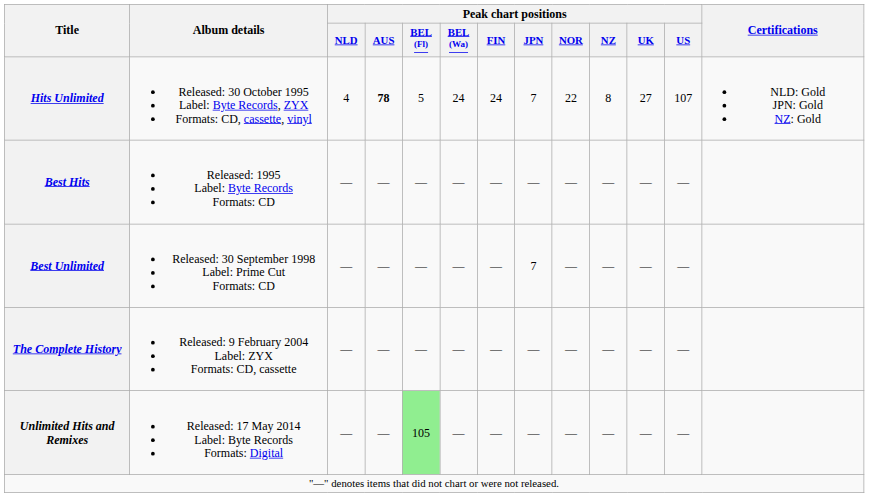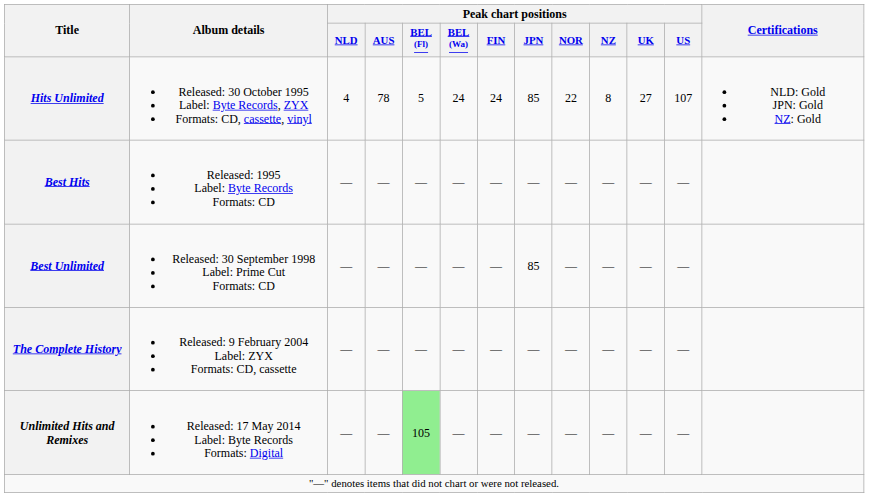(384, 98) bold -> (384, 98) normal
(533, 98) 7 -> (533, 98) 85
(533, 265) 7 -> (533, 265) 85
